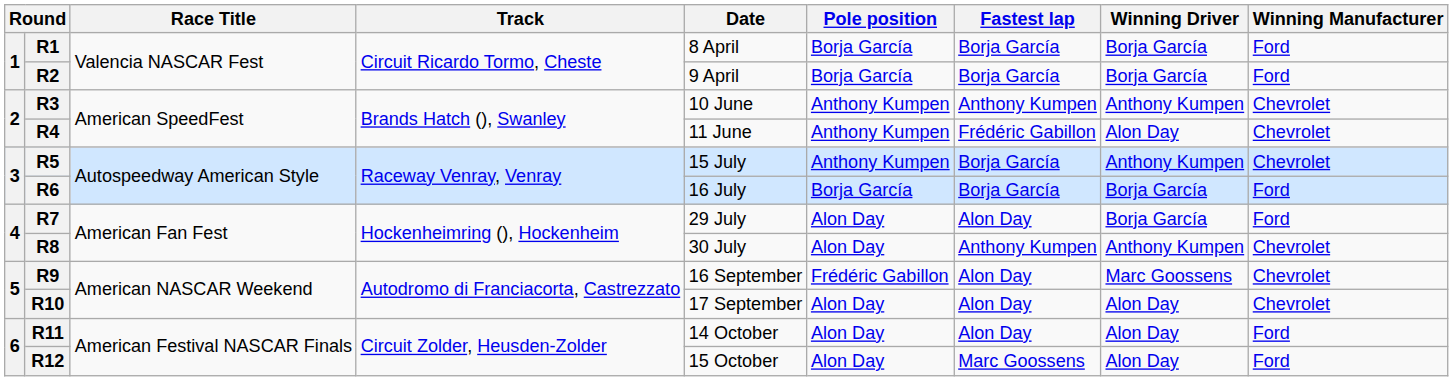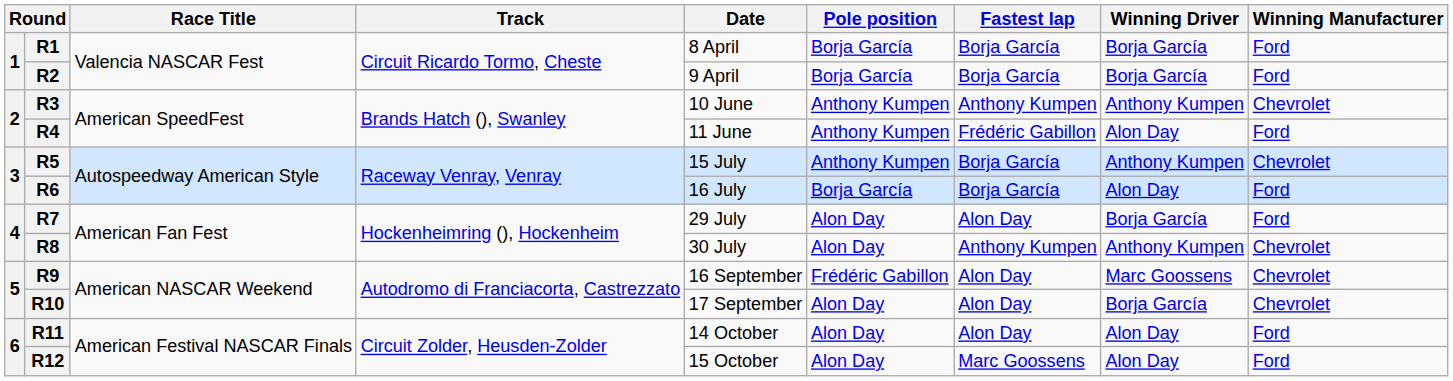(1291, 133) Chevrolet -> (1271, 133) Ford
(1156, 190) Borja García -> (1142, 190) Alon Day
(1142, 304) Alon Day -> (1156, 304) Borja García
